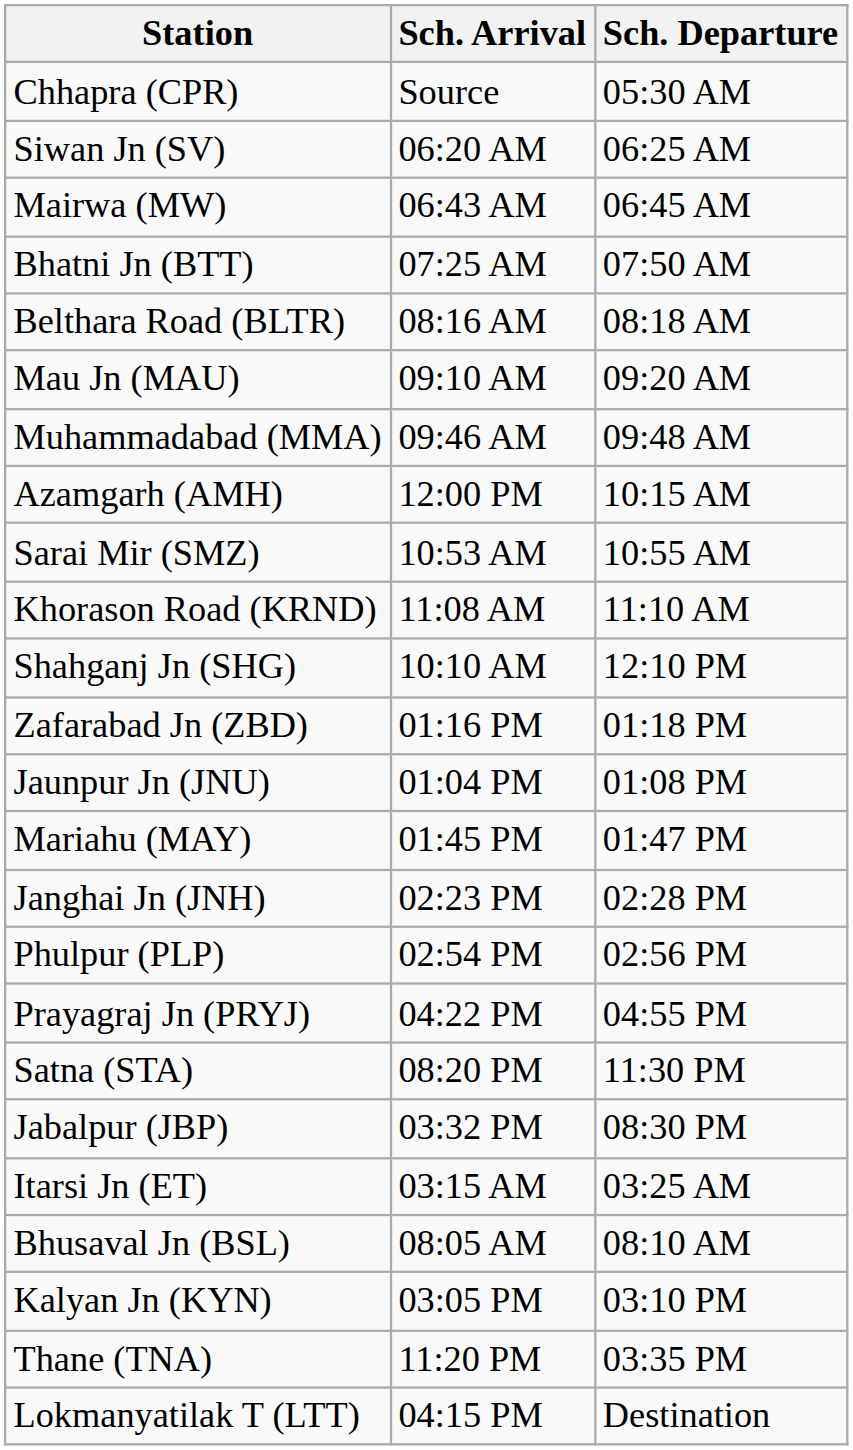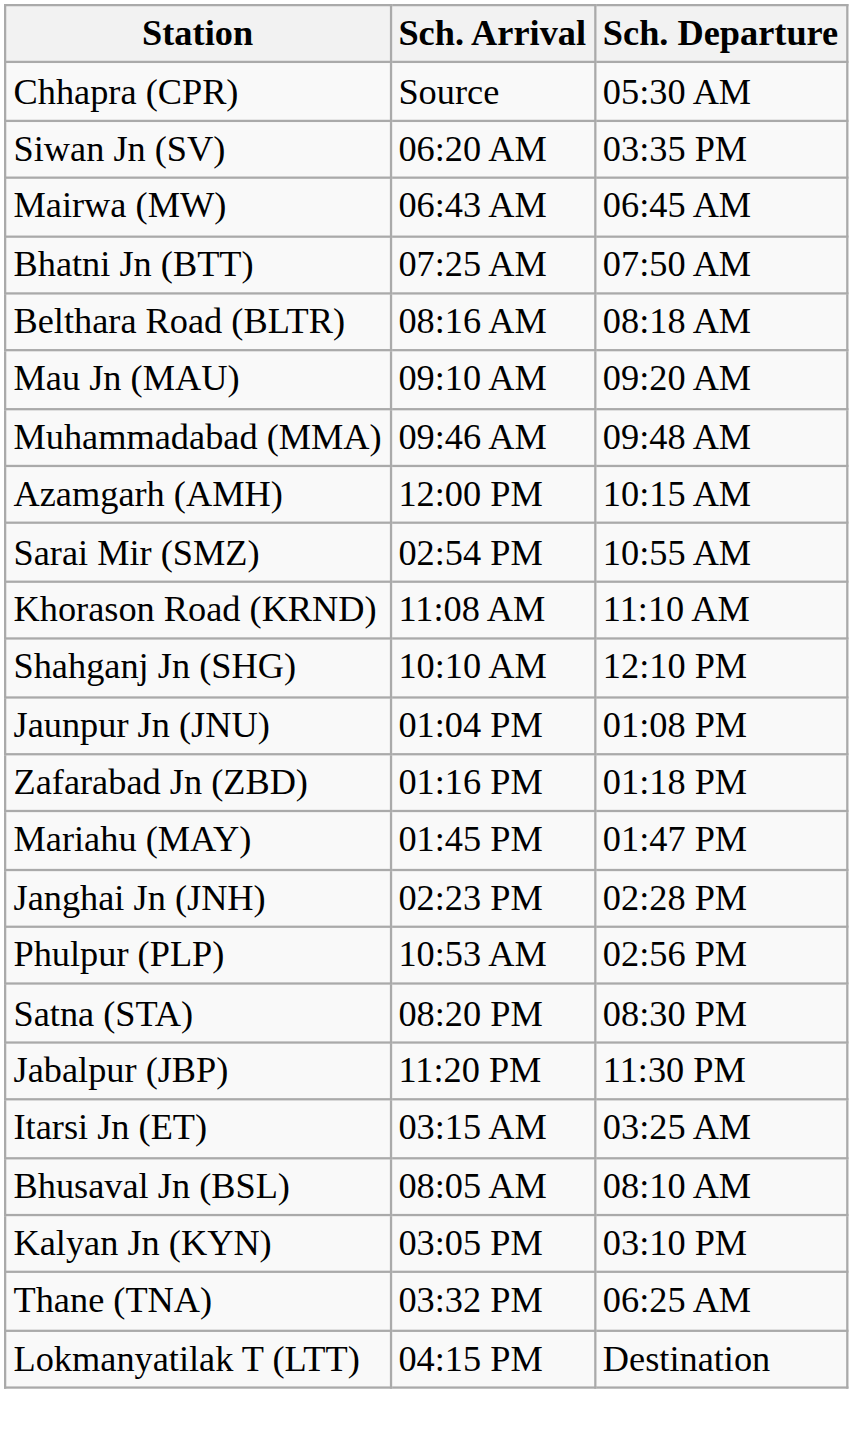(677, 148) 06:25 AM -> (675, 148) 03:35 PM
(473, 551) 10:53 AM -> (471, 551) 02:54 PM
rows swapped: (142, 782) <-> (161, 724)
(471, 954) 02:54 PM -> (473, 954) 10:53 AM
- row: (162, 1012)
(674, 1070) 11:30 PM -> (675, 1012) 08:30 PM
(471, 1127) 03:32 PM -> (470, 1070) 11:20 PM
(675, 1127) 08:30 PM -> (674, 1070) 11:30 PM
(470, 1358) 11:20 PM -> (471, 1300) 03:32 PM
(675, 1358) 03:35 PM -> (677, 1300) 06:25 AM
